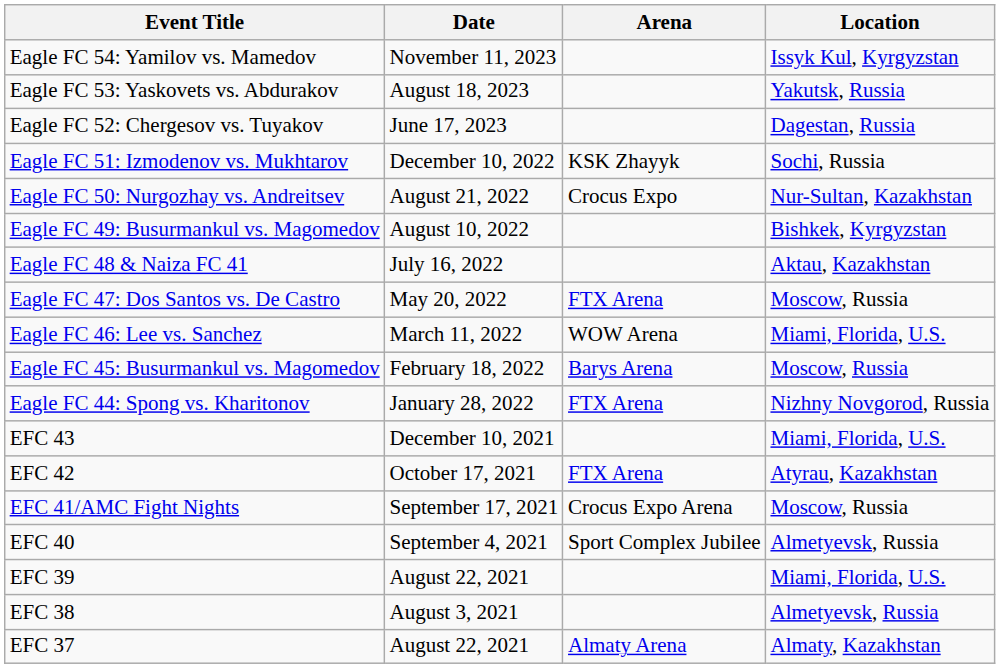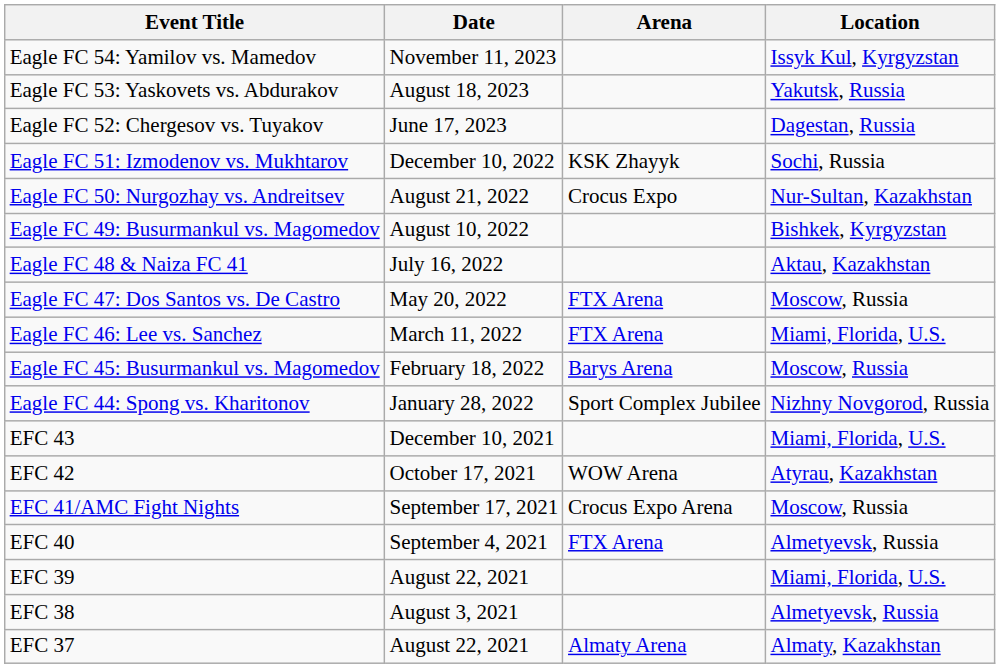(623, 334) WOW Arena -> (616, 334) FTX Arena
(616, 403) FTX Arena -> (664, 403) Sport Complex Jubilee
(616, 473) FTX Arena -> (623, 473) WOW Arena
(664, 542) Sport Complex Jubilee -> (616, 542) FTX Arena
